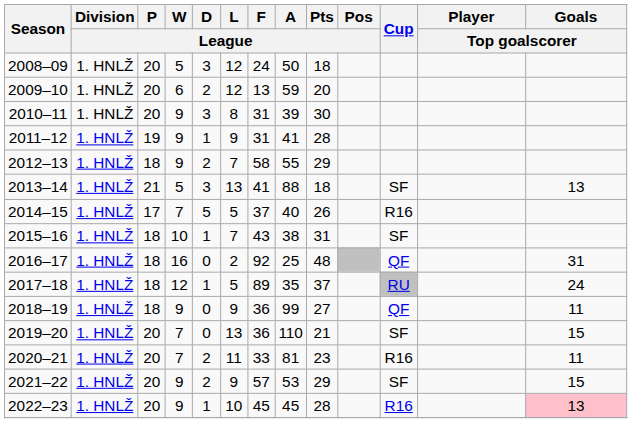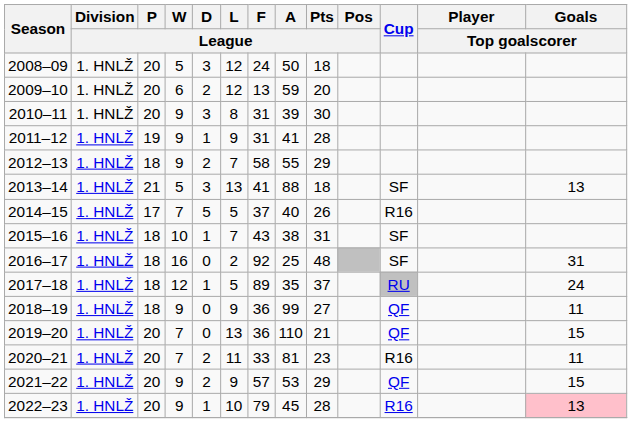(399, 260) QF -> (399, 260) SF
(399, 333) SF -> (399, 333) QF
(399, 381) SF -> (399, 381) QF
(261, 406) 45 -> (261, 406) 79
